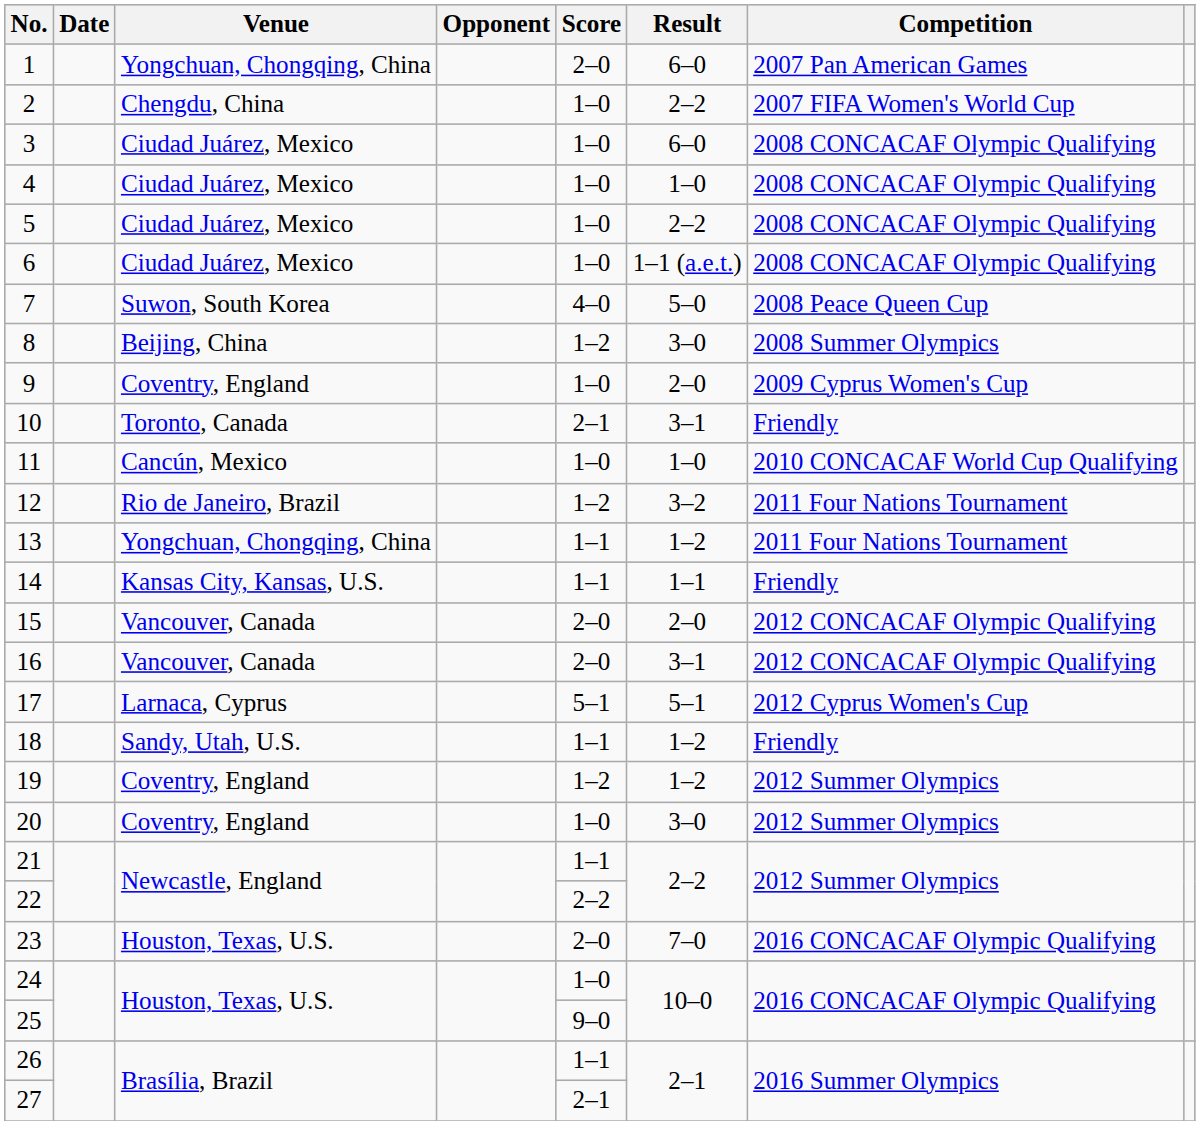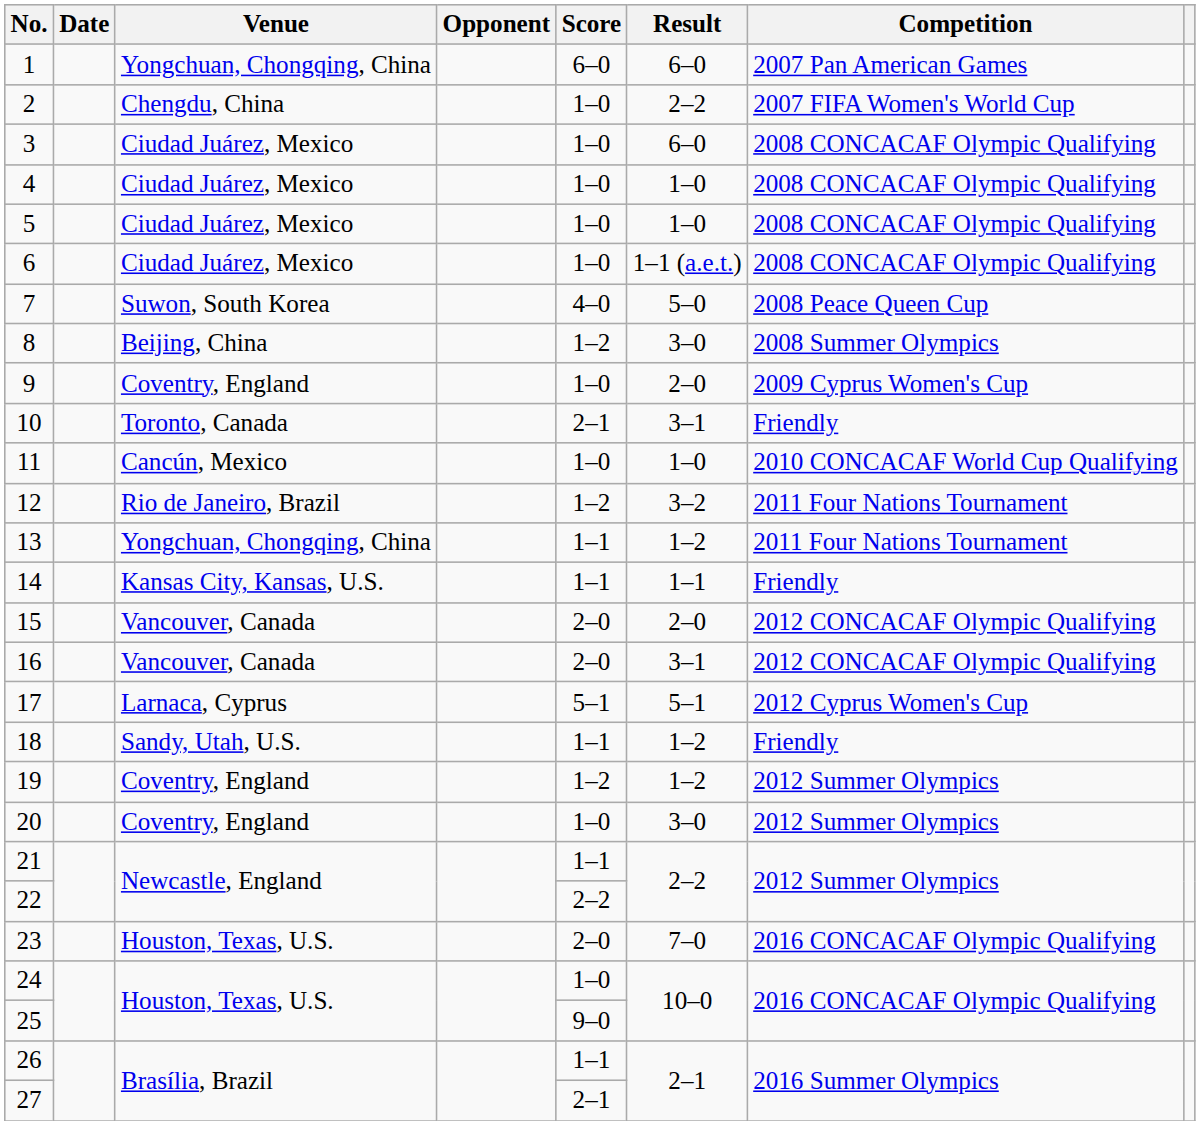(591, 64) 2–0 -> (591, 64) 6–0
(687, 223) 2–2 -> (687, 223) 1–0
